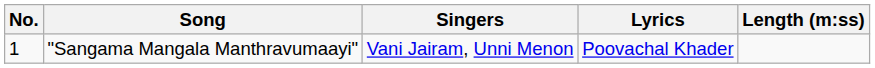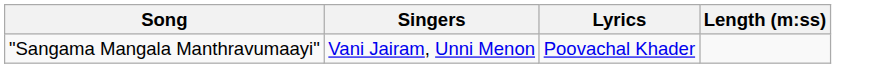- column: (24, 19)
